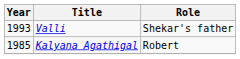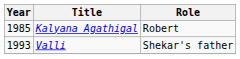rows swapped: (87, 45) <-> (51, 29)
